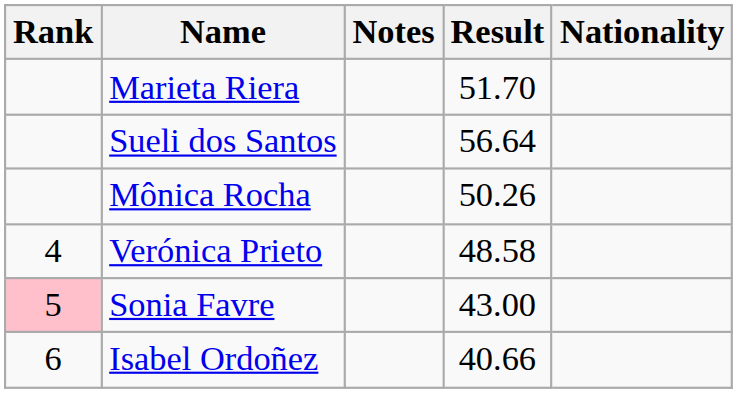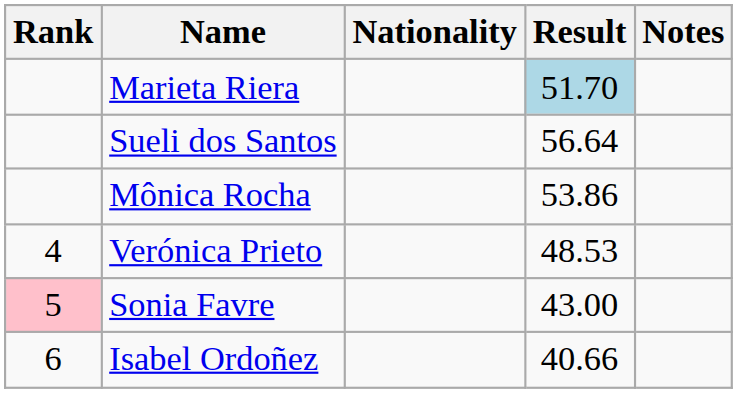columns swapped: (642, 31) <-> (394, 31)
(497, 86) no background -> (580, 86) lightblue background
(497, 195) 50.26 -> (580, 195) 53.86
(497, 250) 48.58 -> (580, 250) 48.53
